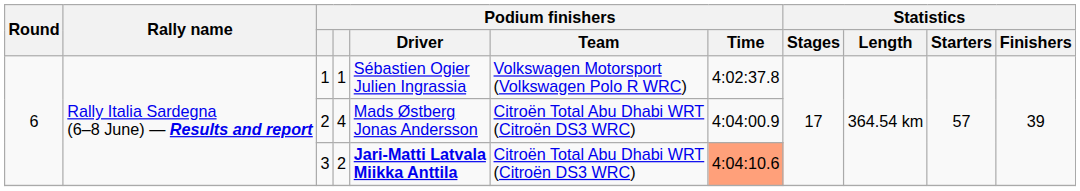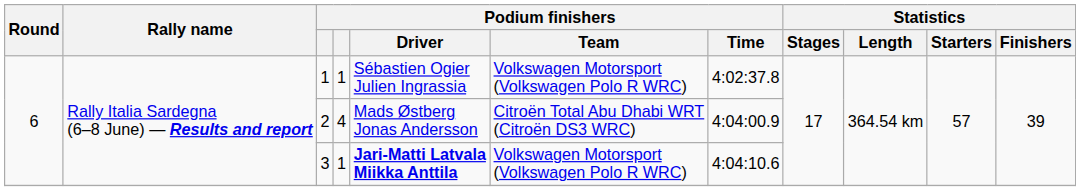(342, 164) 2 -> (342, 164) 1
(599, 164) Citroën Total Abu Dhabi WRT (Citroën DS3 WRC) -> (590, 164) Volkswagen Motorsport (Volkswagen Polo R WRC)
(746, 164) lightsalmon background -> (746, 164) no background
